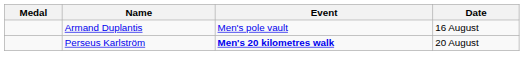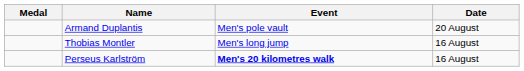(457, 28) 16 August -> (457, 28) 20 August
+ row: (100, 43)
(457, 43) 20 August -> (457, 59) 16 August
